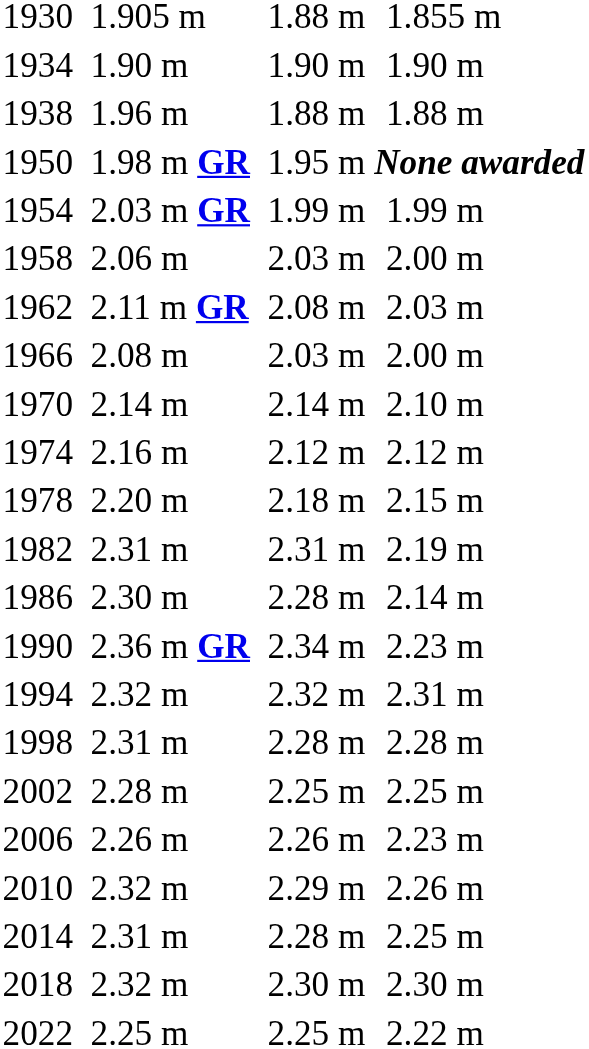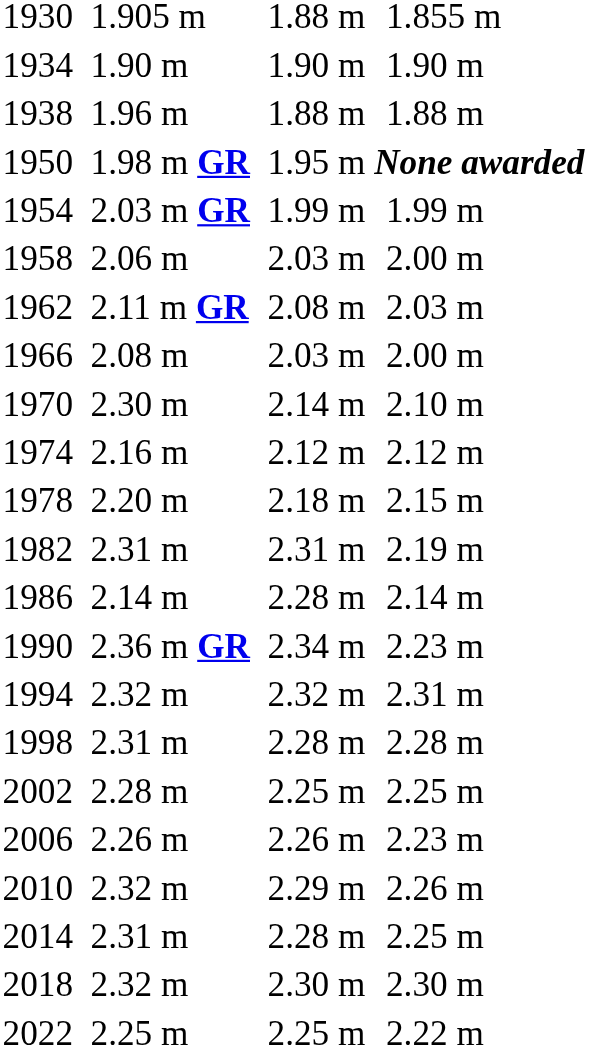(139, 404) 2.14 m -> (139, 404) 2.30 m
(139, 597) 2.30 m -> (139, 597) 2.14 m
